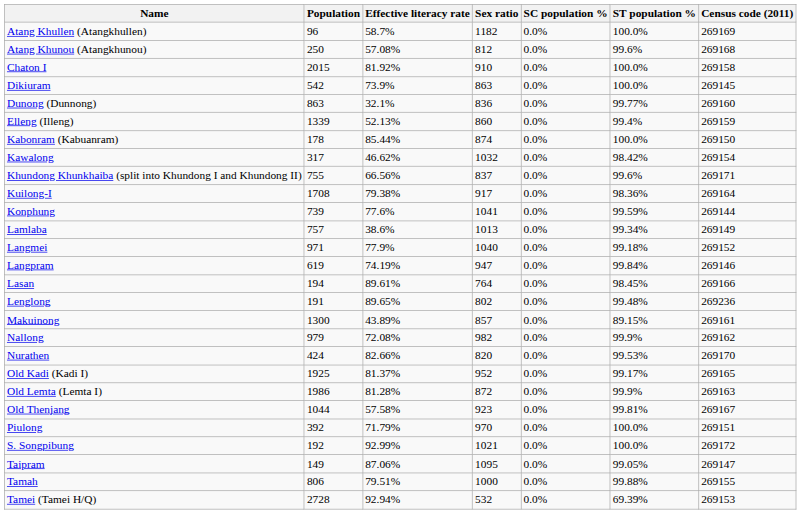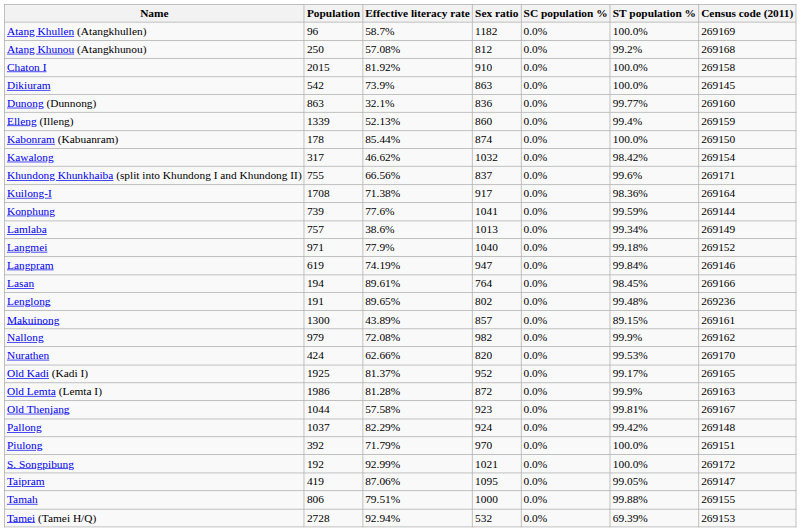(627, 49) 99.6% -> (627, 49) 99.2%
(383, 193) 79.38% -> (383, 193) 71.38%
(383, 355) 82.66% -> (383, 355) 62.66%
+ row: (24, 427)
(315, 463) 149 -> (315, 481) 419
